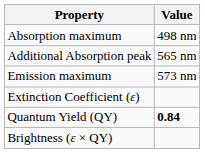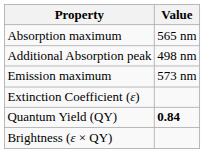(177, 35) 498 nm -> (177, 35) 565 nm
(177, 55) 565 nm -> (177, 55) 498 nm
